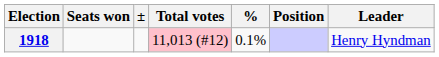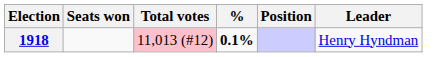- column: (141, 16)
(251, 39) normal -> (237, 39) bold
